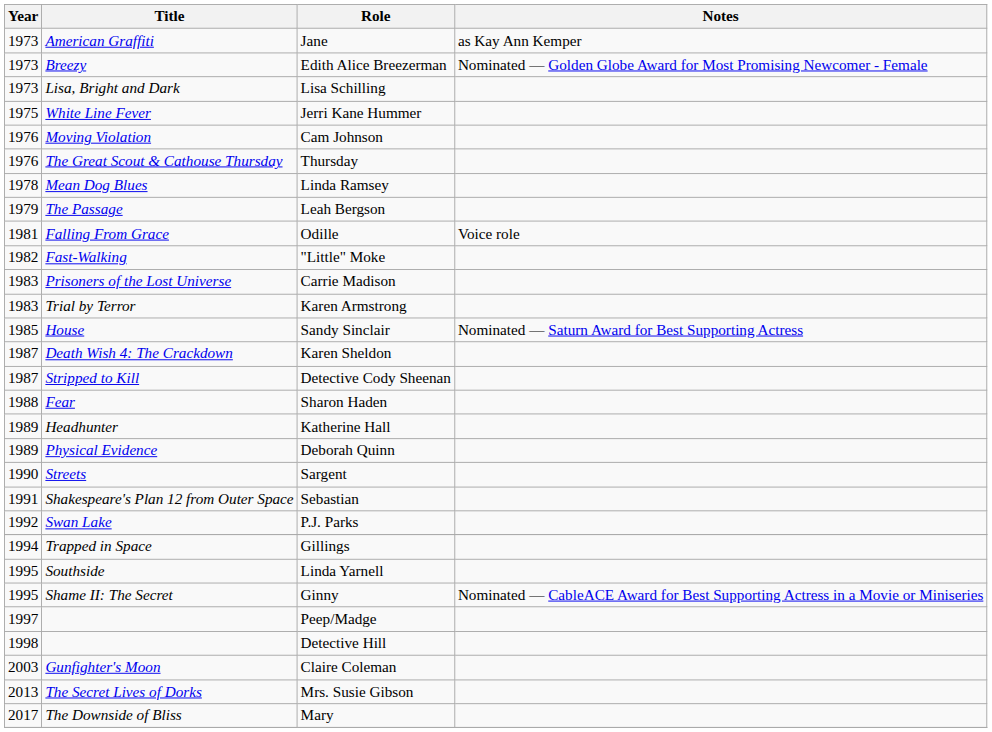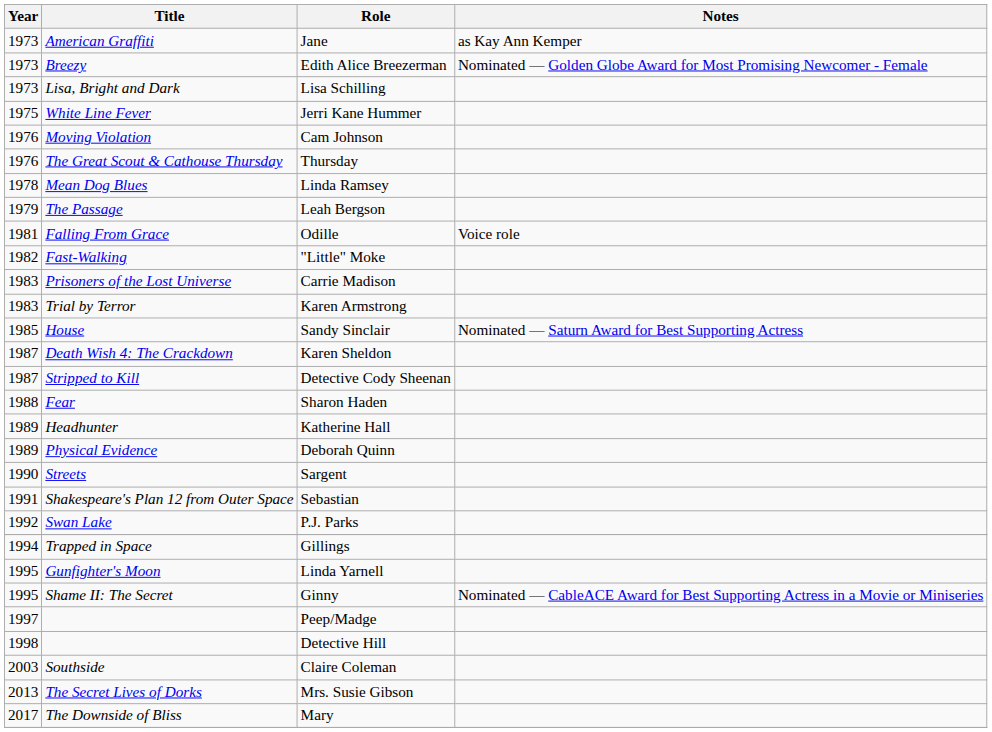(75, 570) Southside -> (103, 570) Gunfighter's Moon
(103, 667) Gunfighter's Moon -> (75, 667) Southside
